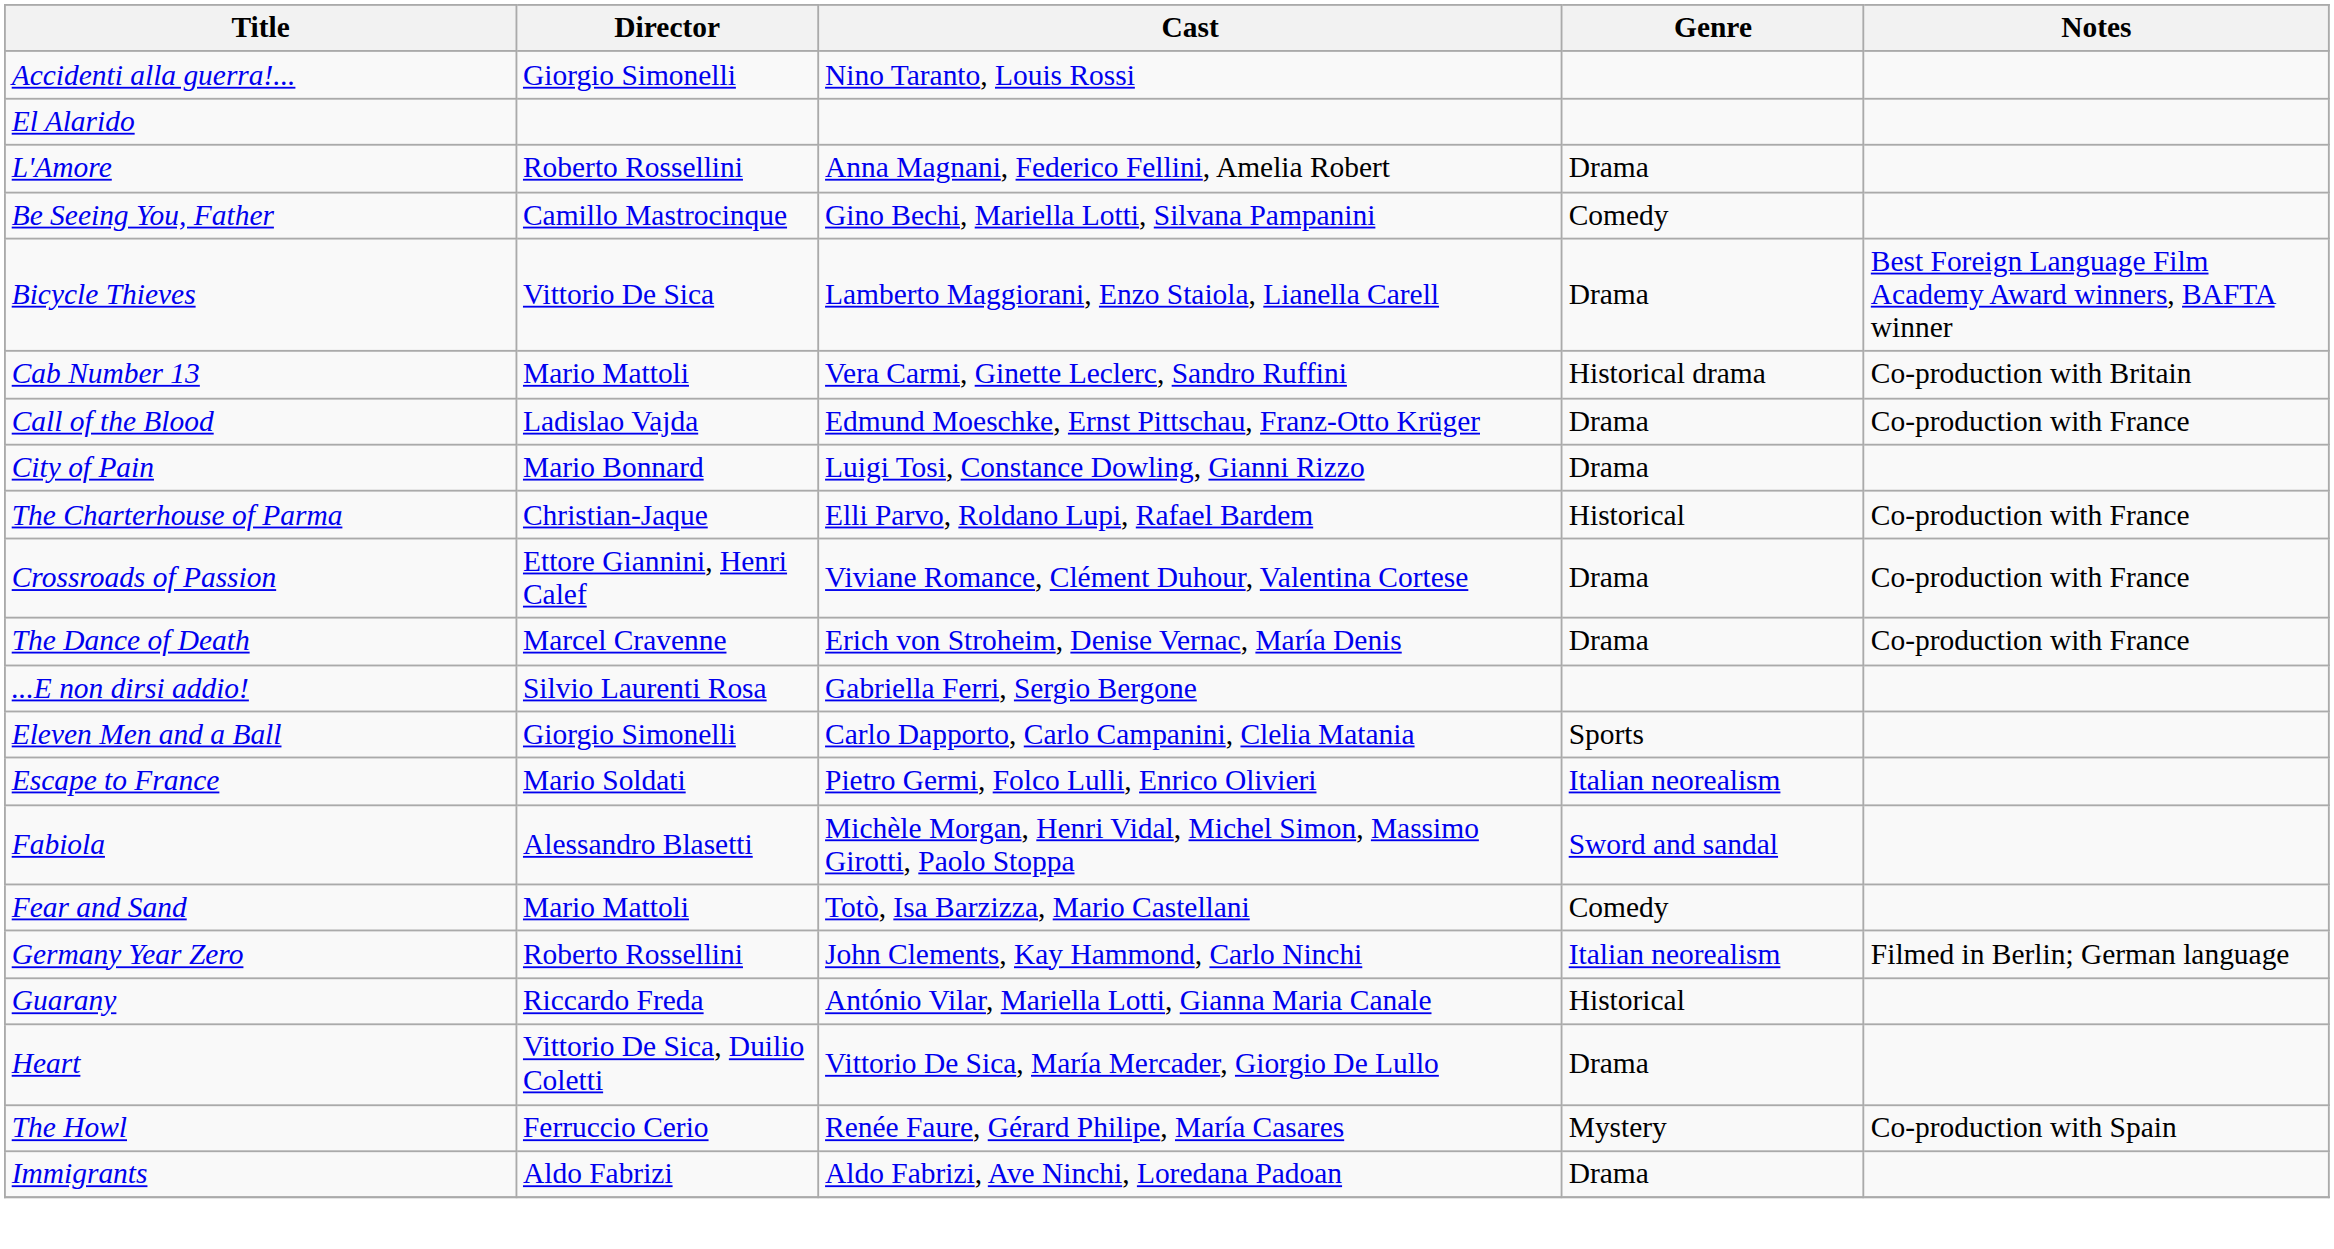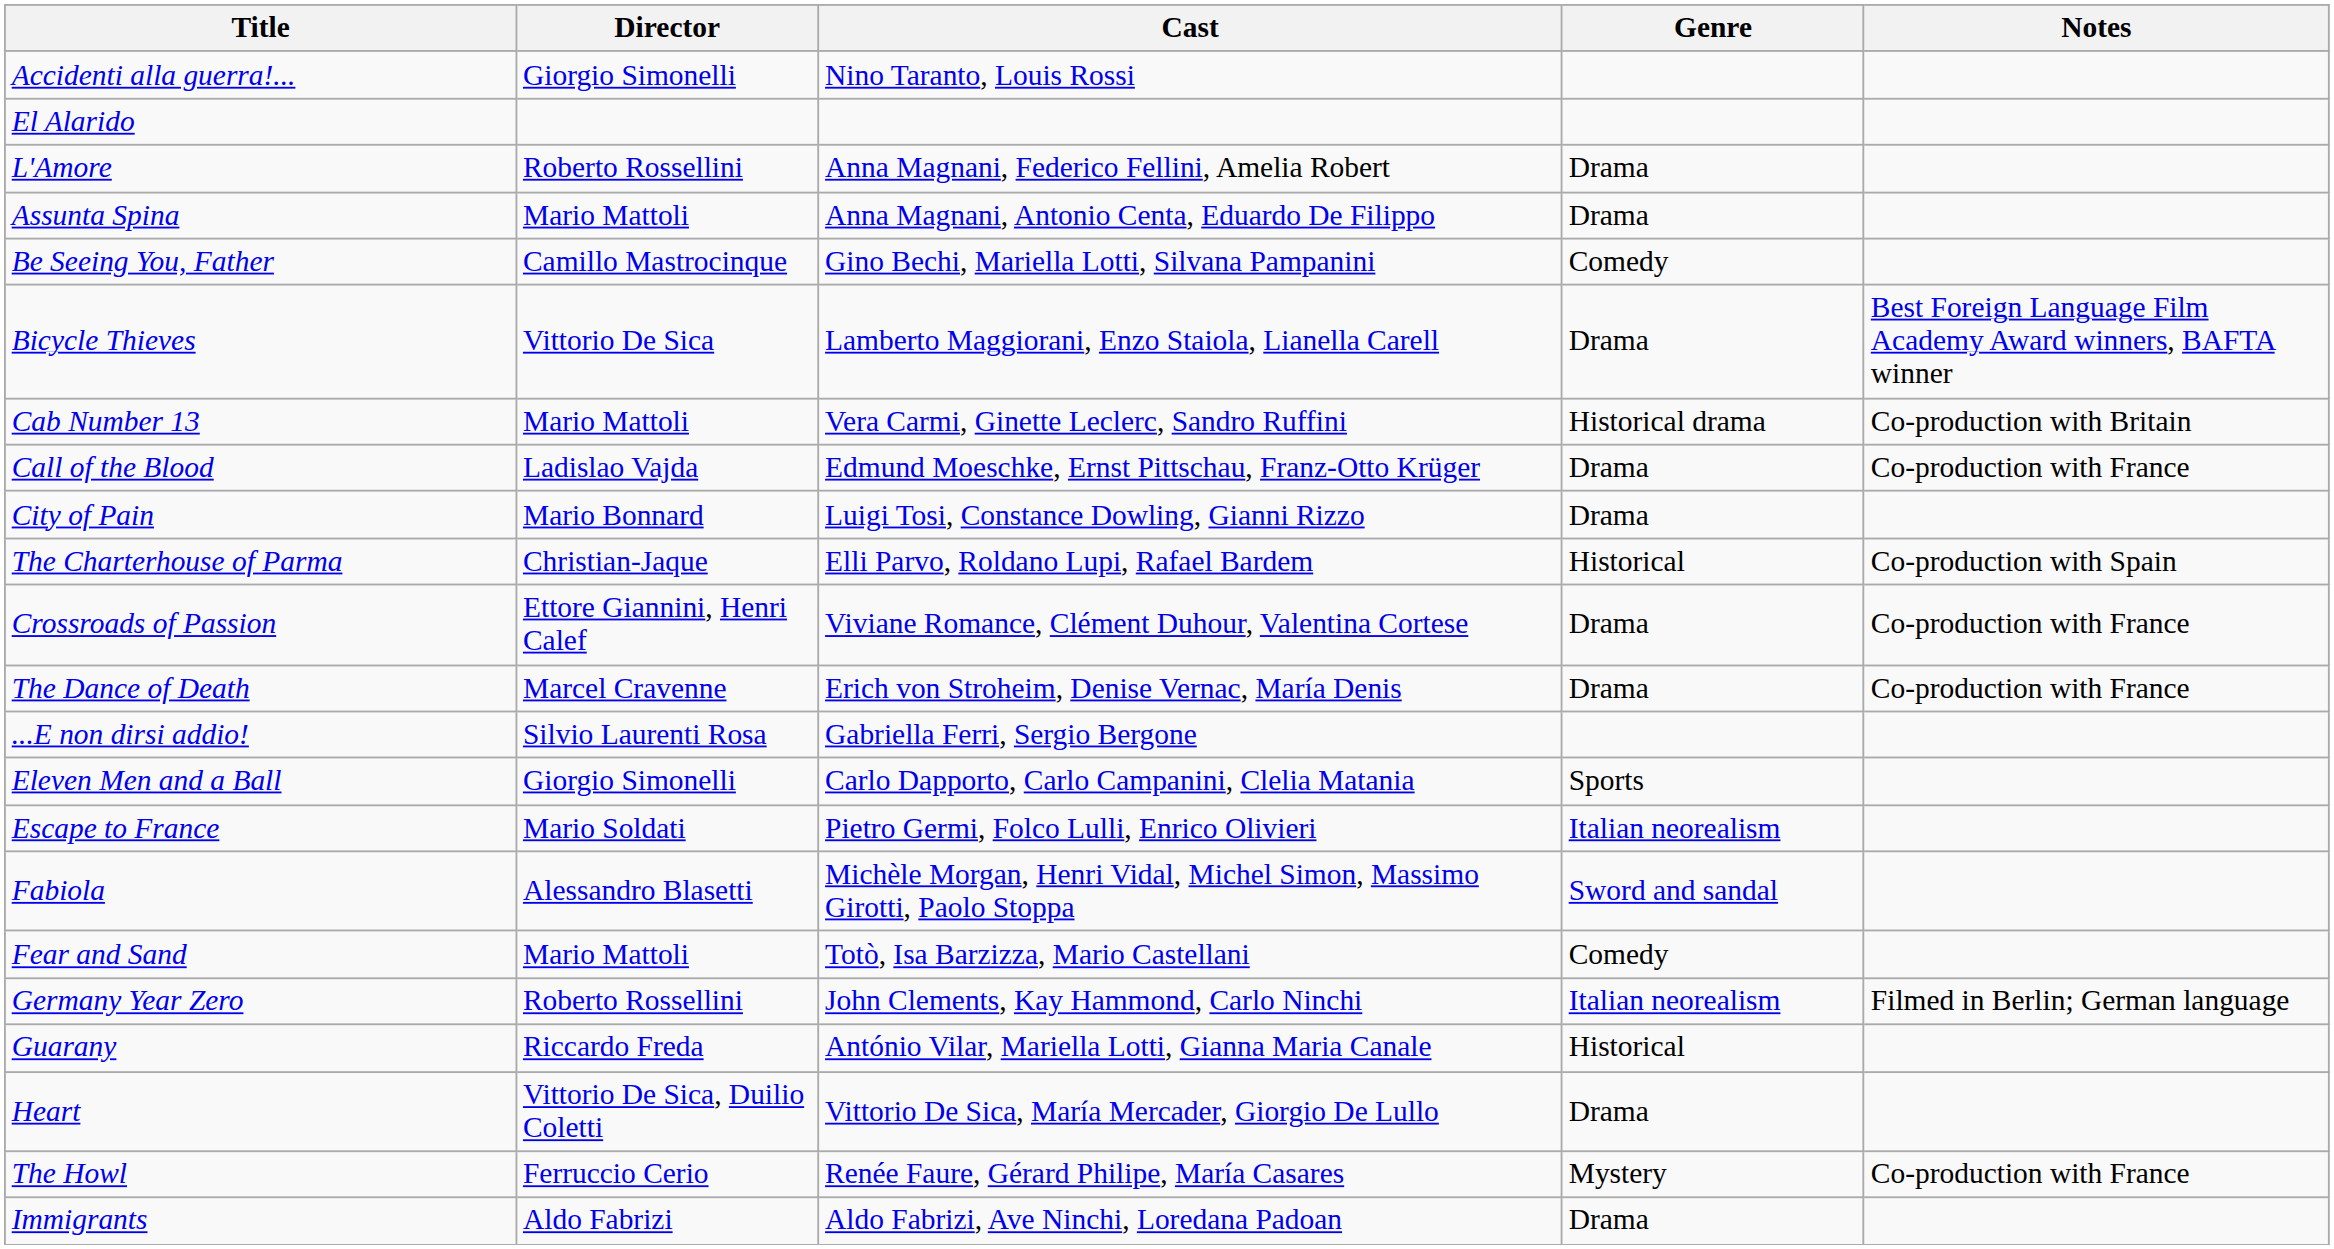+ row: (96, 214)
(2030, 514) Co-production with France -> (2024, 560) Co-production with Spain
(2024, 1127) Co-production with Spain -> (2030, 1173) Co-production with France
